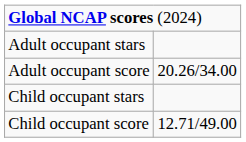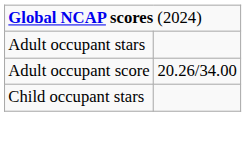- row: (79, 123)
